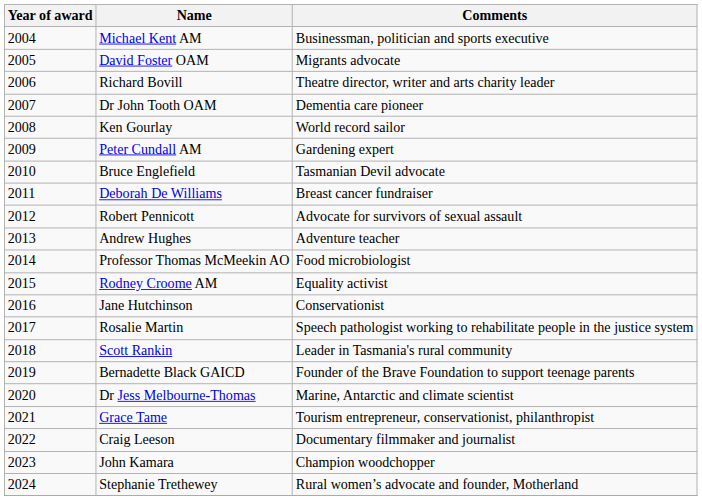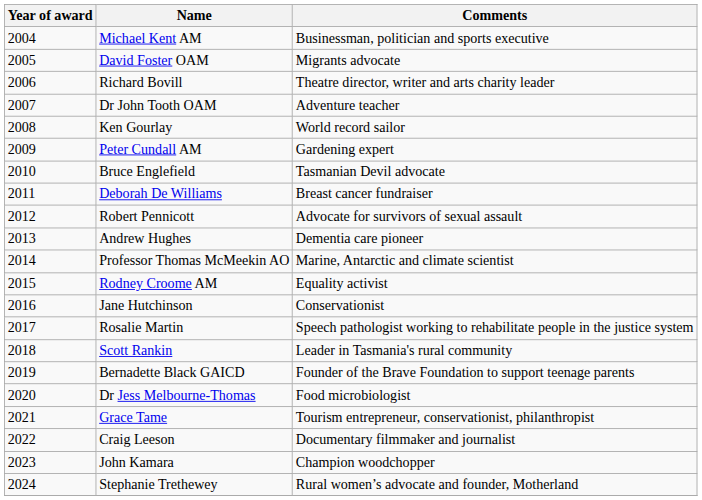(360, 104) Dementia care pioneer -> (348, 104) Adventure teacher
(348, 238) Adventure teacher -> (360, 238) Dementia care pioneer
(353, 261) Food microbiologist -> (405, 261) Marine, Antarctic and climate scientist
(405, 395) Marine, Antarctic and climate scientist -> (353, 395) Food microbiologist
